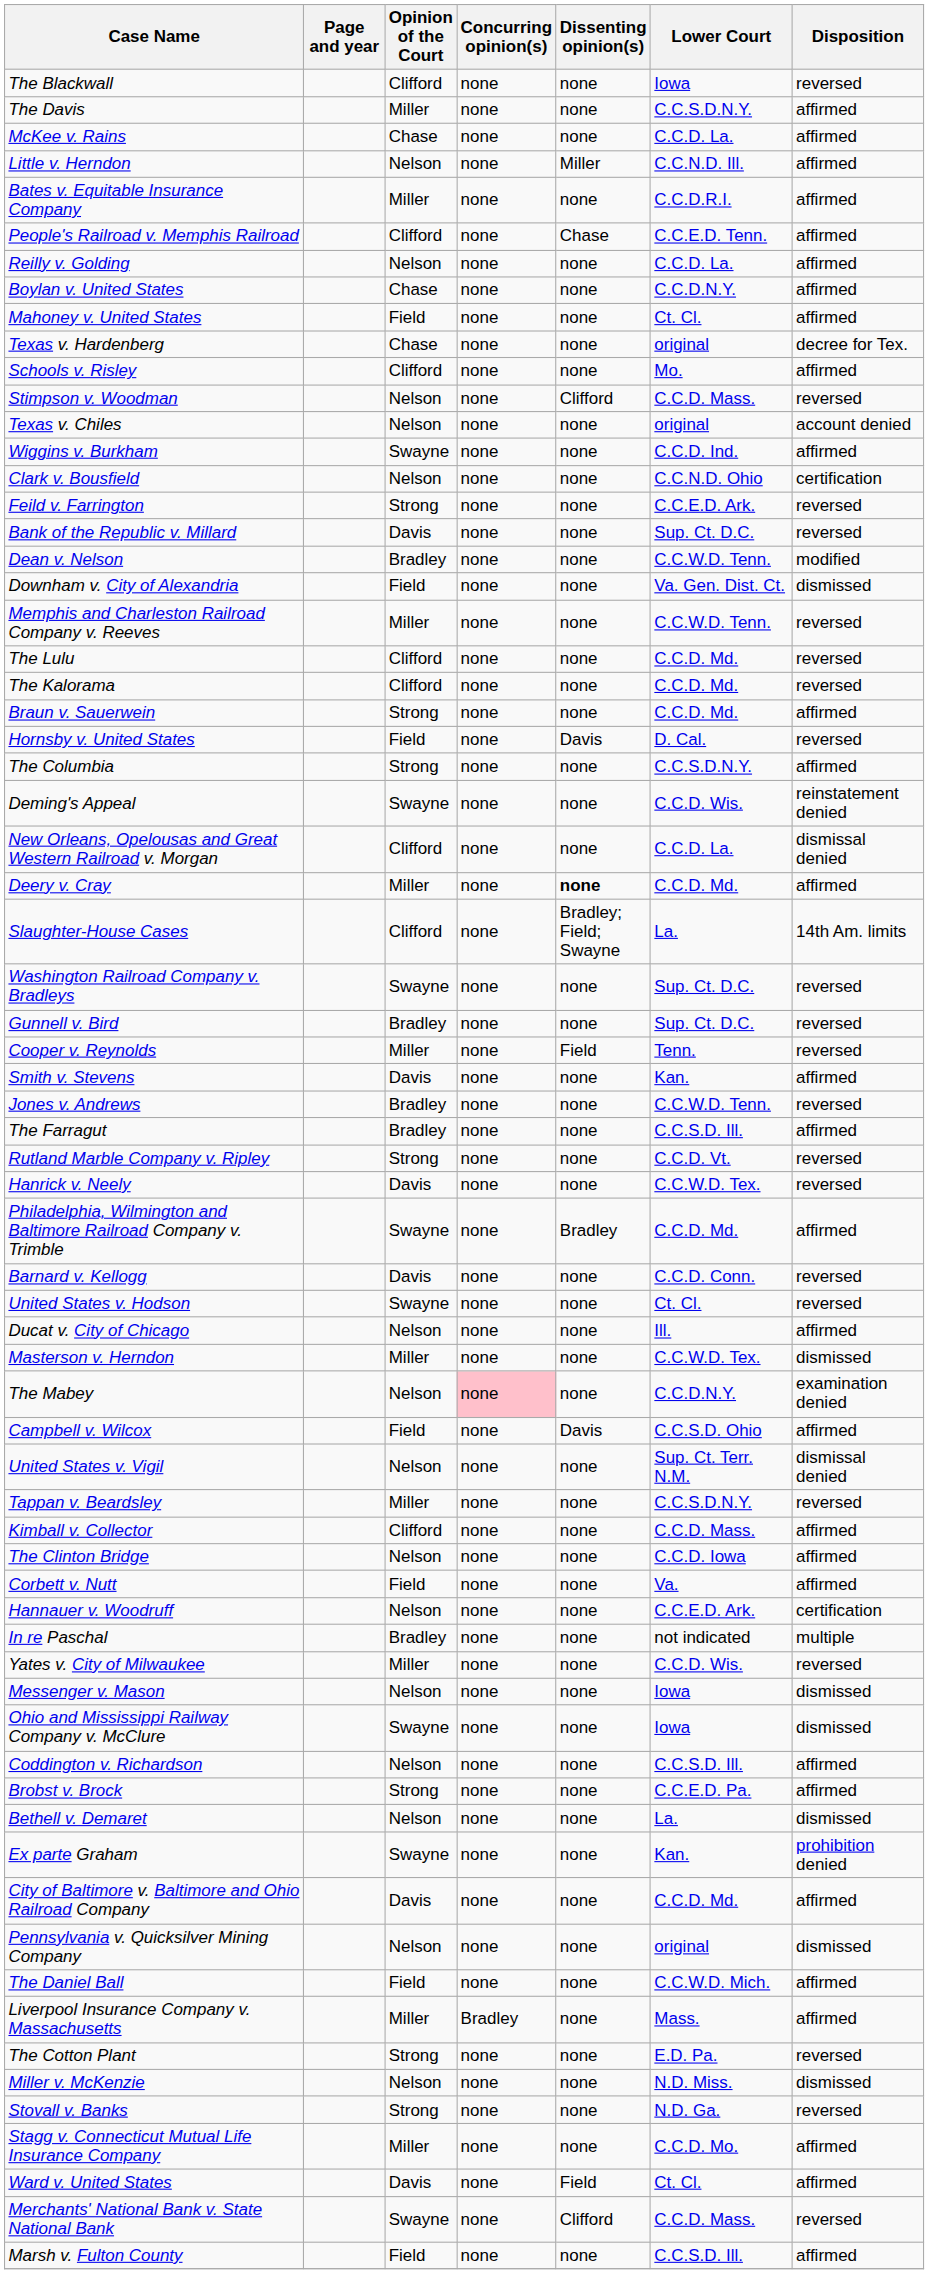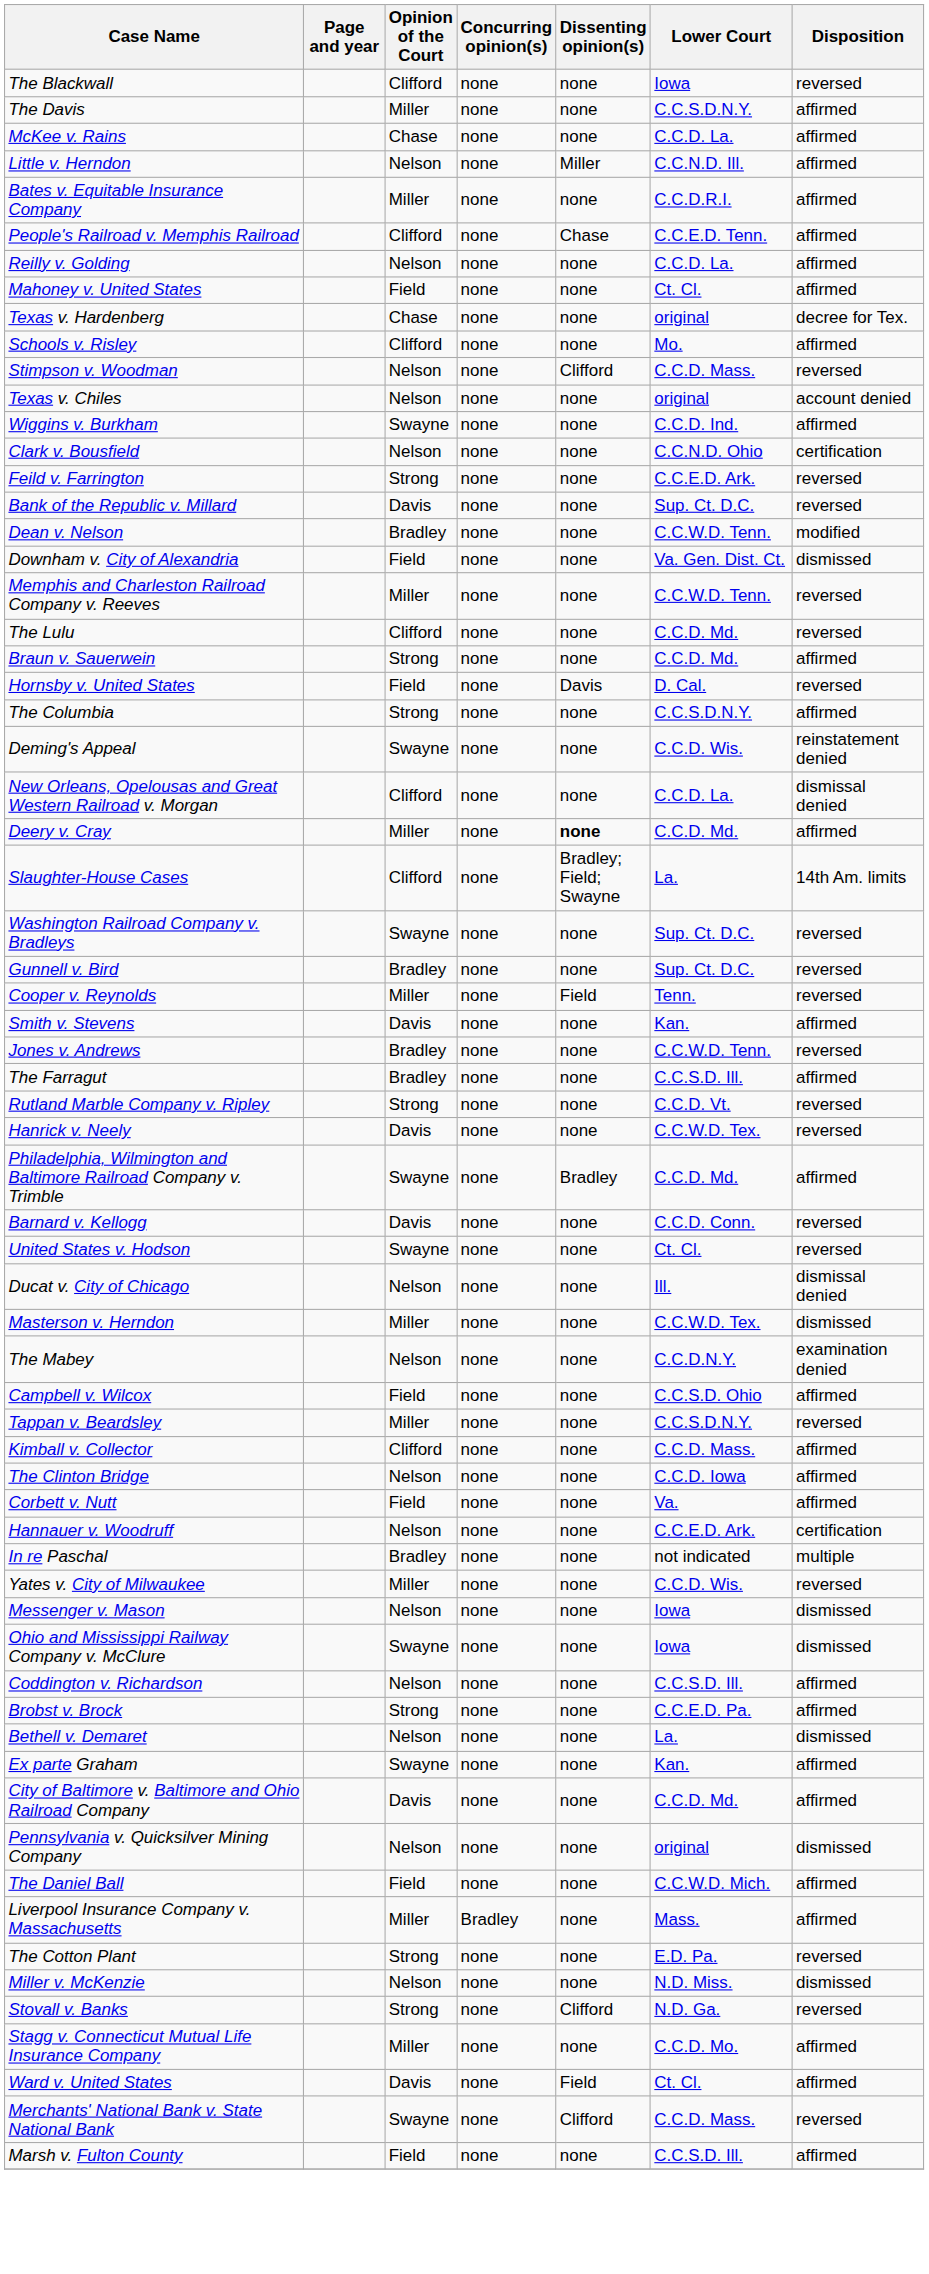- row: (96, 290)
- row: (62, 686)
(827, 1330) affirmed -> (831, 1286) dismissal denied
(479, 1393) pink background -> (479, 1359) no background
(581, 1430) Davis -> (579, 1395) none
- row: (86, 1466)
(835, 1854) prohibition denied -> (827, 1764) affirmed
(579, 2109) none -> (587, 2009) Clifford
